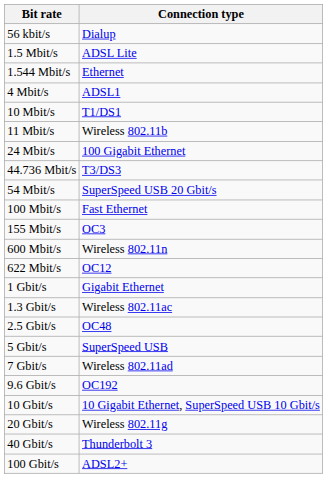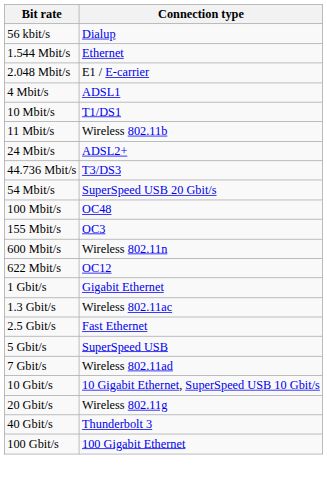- row: (33, 53)
+ row: (39, 72)
(134, 151) 100 Gigabit Ethernet -> (105, 151) ADSL2+
(115, 209) Fast Ethernet -> (97, 209) OC48
(97, 326) OC48 -> (115, 326) Fast Ethernet
- row: (32, 385)
(105, 463) ADSL2+ -> (134, 444) 100 Gigabit Ethernet
